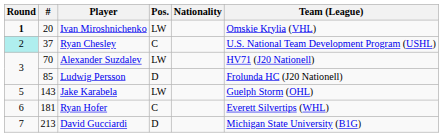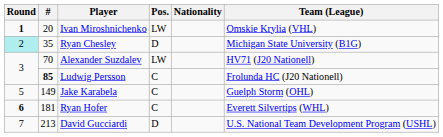(48, 44) 37 -> (48, 44) 35
(155, 44) C -> (155, 44) D
(331, 44) U.S. National Team Development Program (USHL) -> (294, 44) Michigan State University (B1G)
(48, 76) normal -> (48, 76) bold
(155, 76) D -> (155, 76) C
(48, 92) 143 -> (48, 92) 149
(159, 92) LW -> (155, 92) C
(21, 108) normal -> (21, 108) bold
(294, 124) Michigan State University (B1G) -> (331, 124) U.S. National Team Development Program (USHL)
